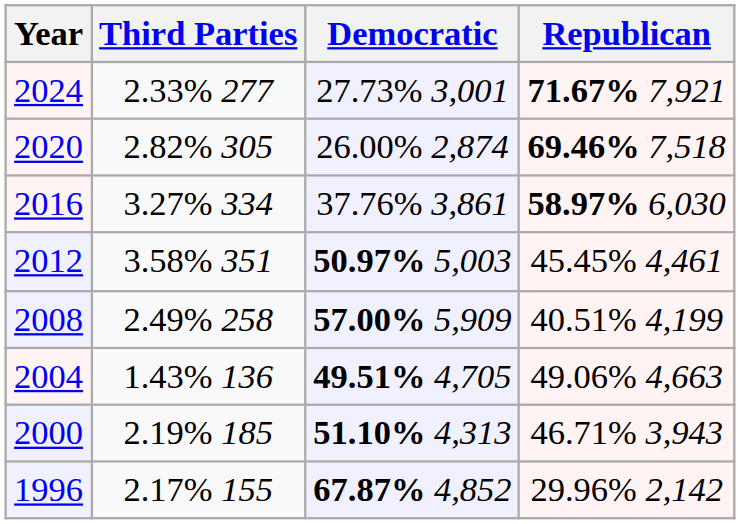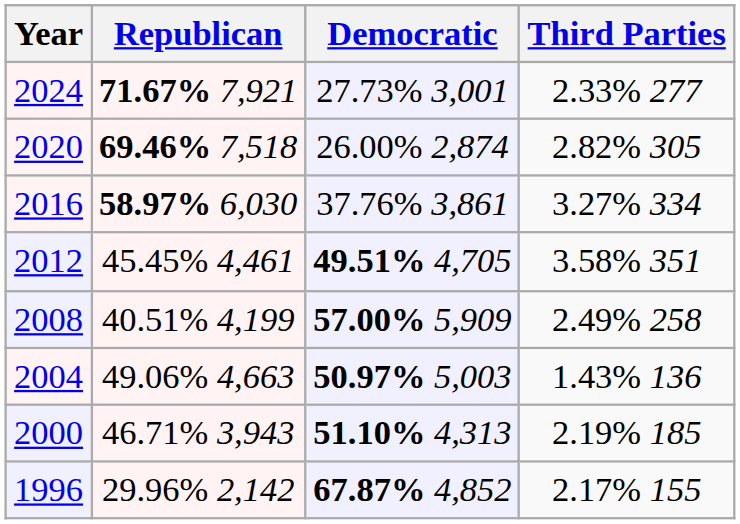columns swapped: (627, 33) <-> (198, 33)
(412, 260) 50.97% 5,003 -> (412, 260) 49.51% 4,705
(412, 374) 49.51% 4,705 -> (412, 374) 50.97% 5,003
